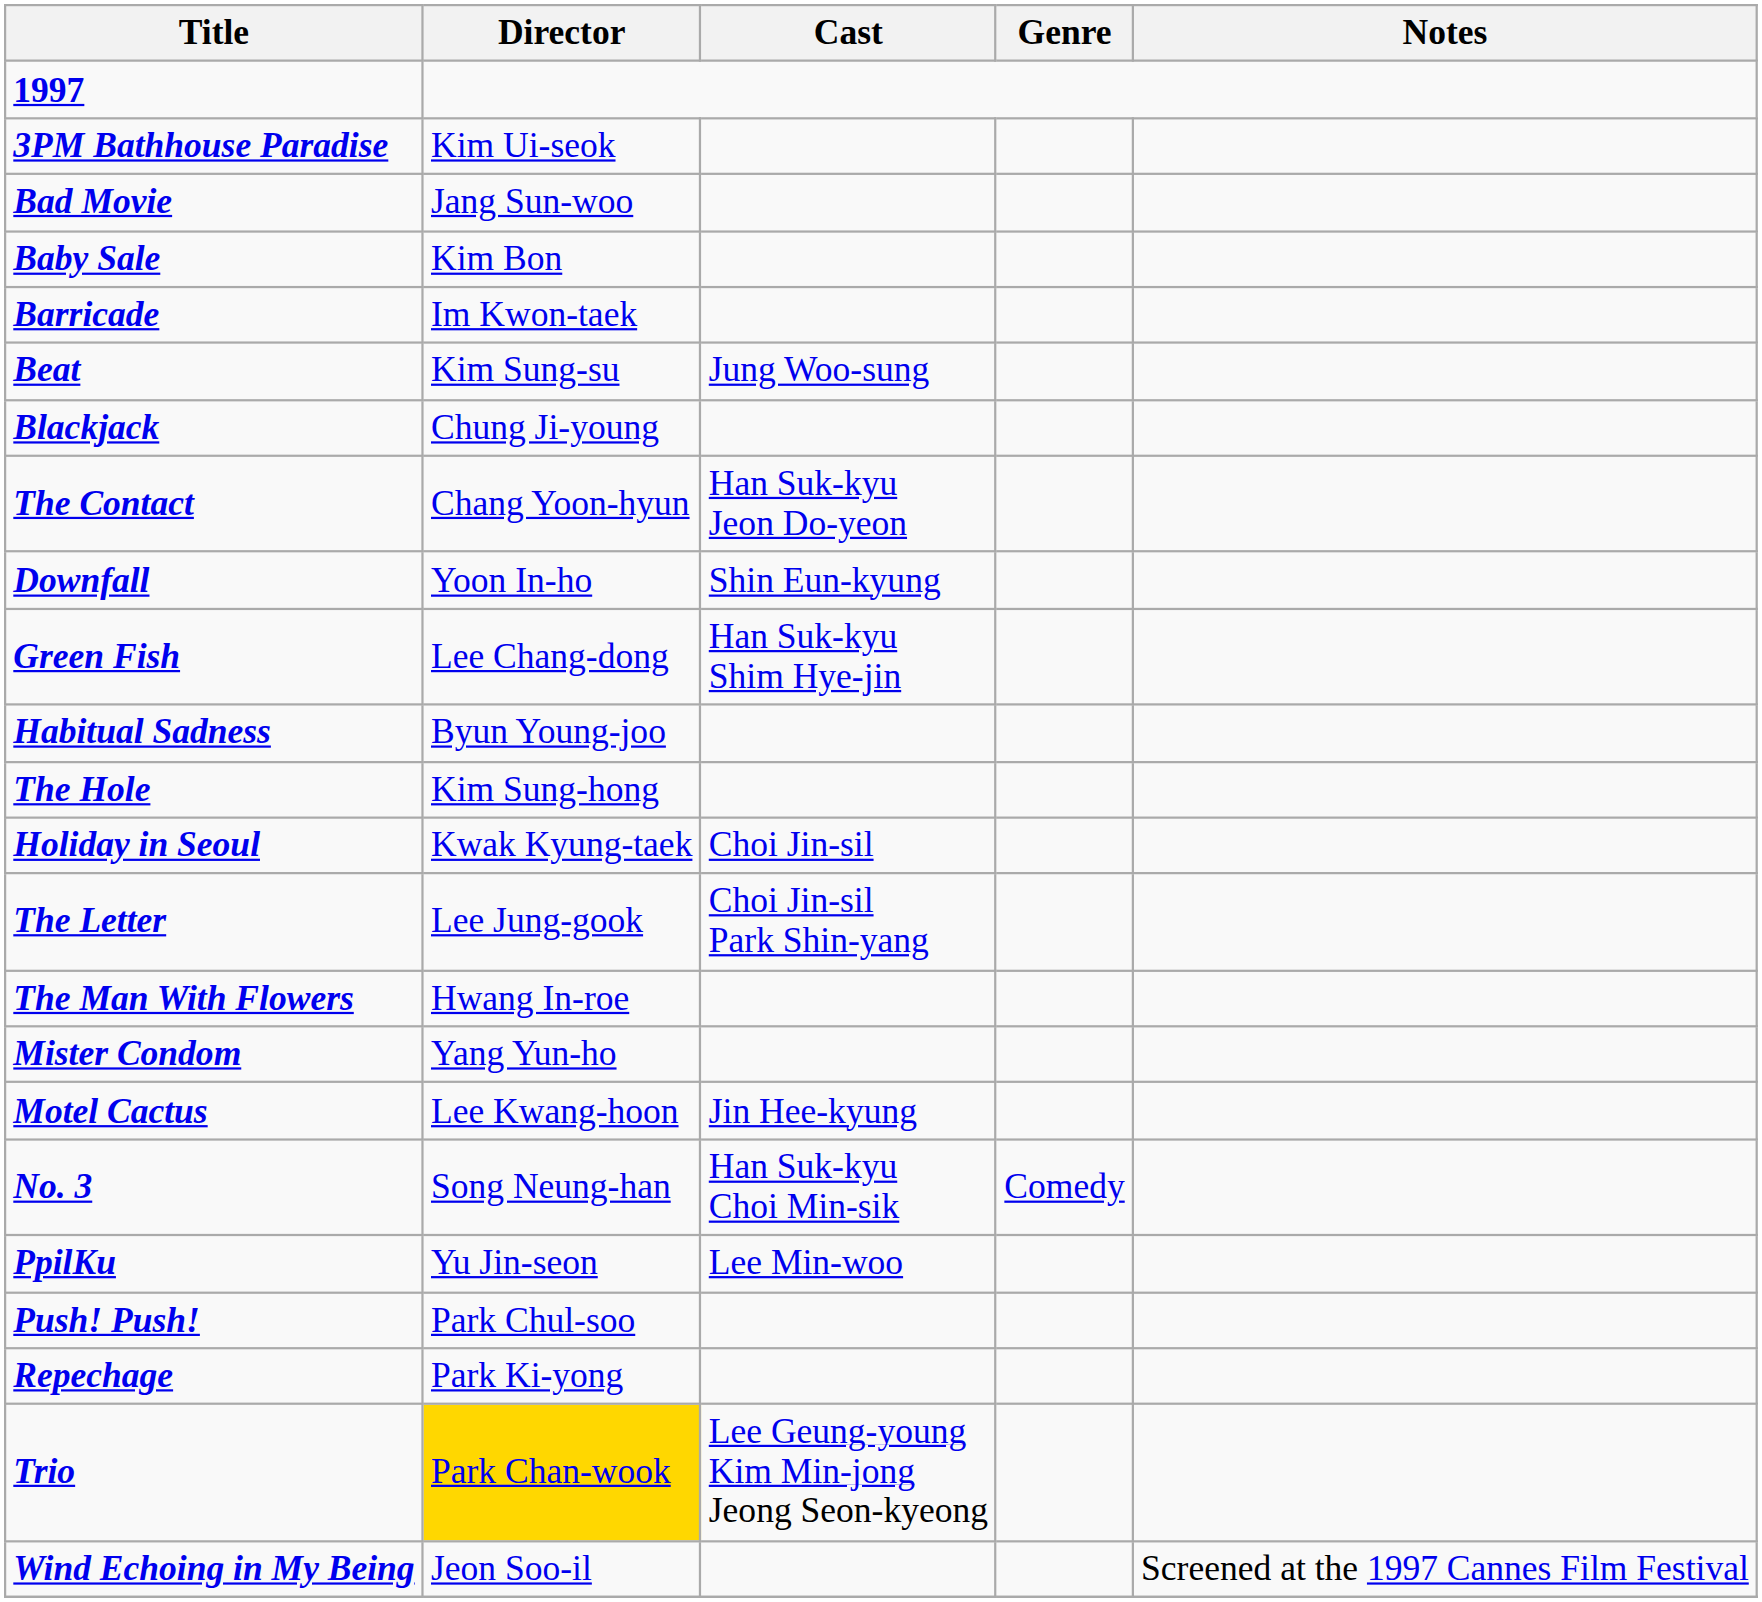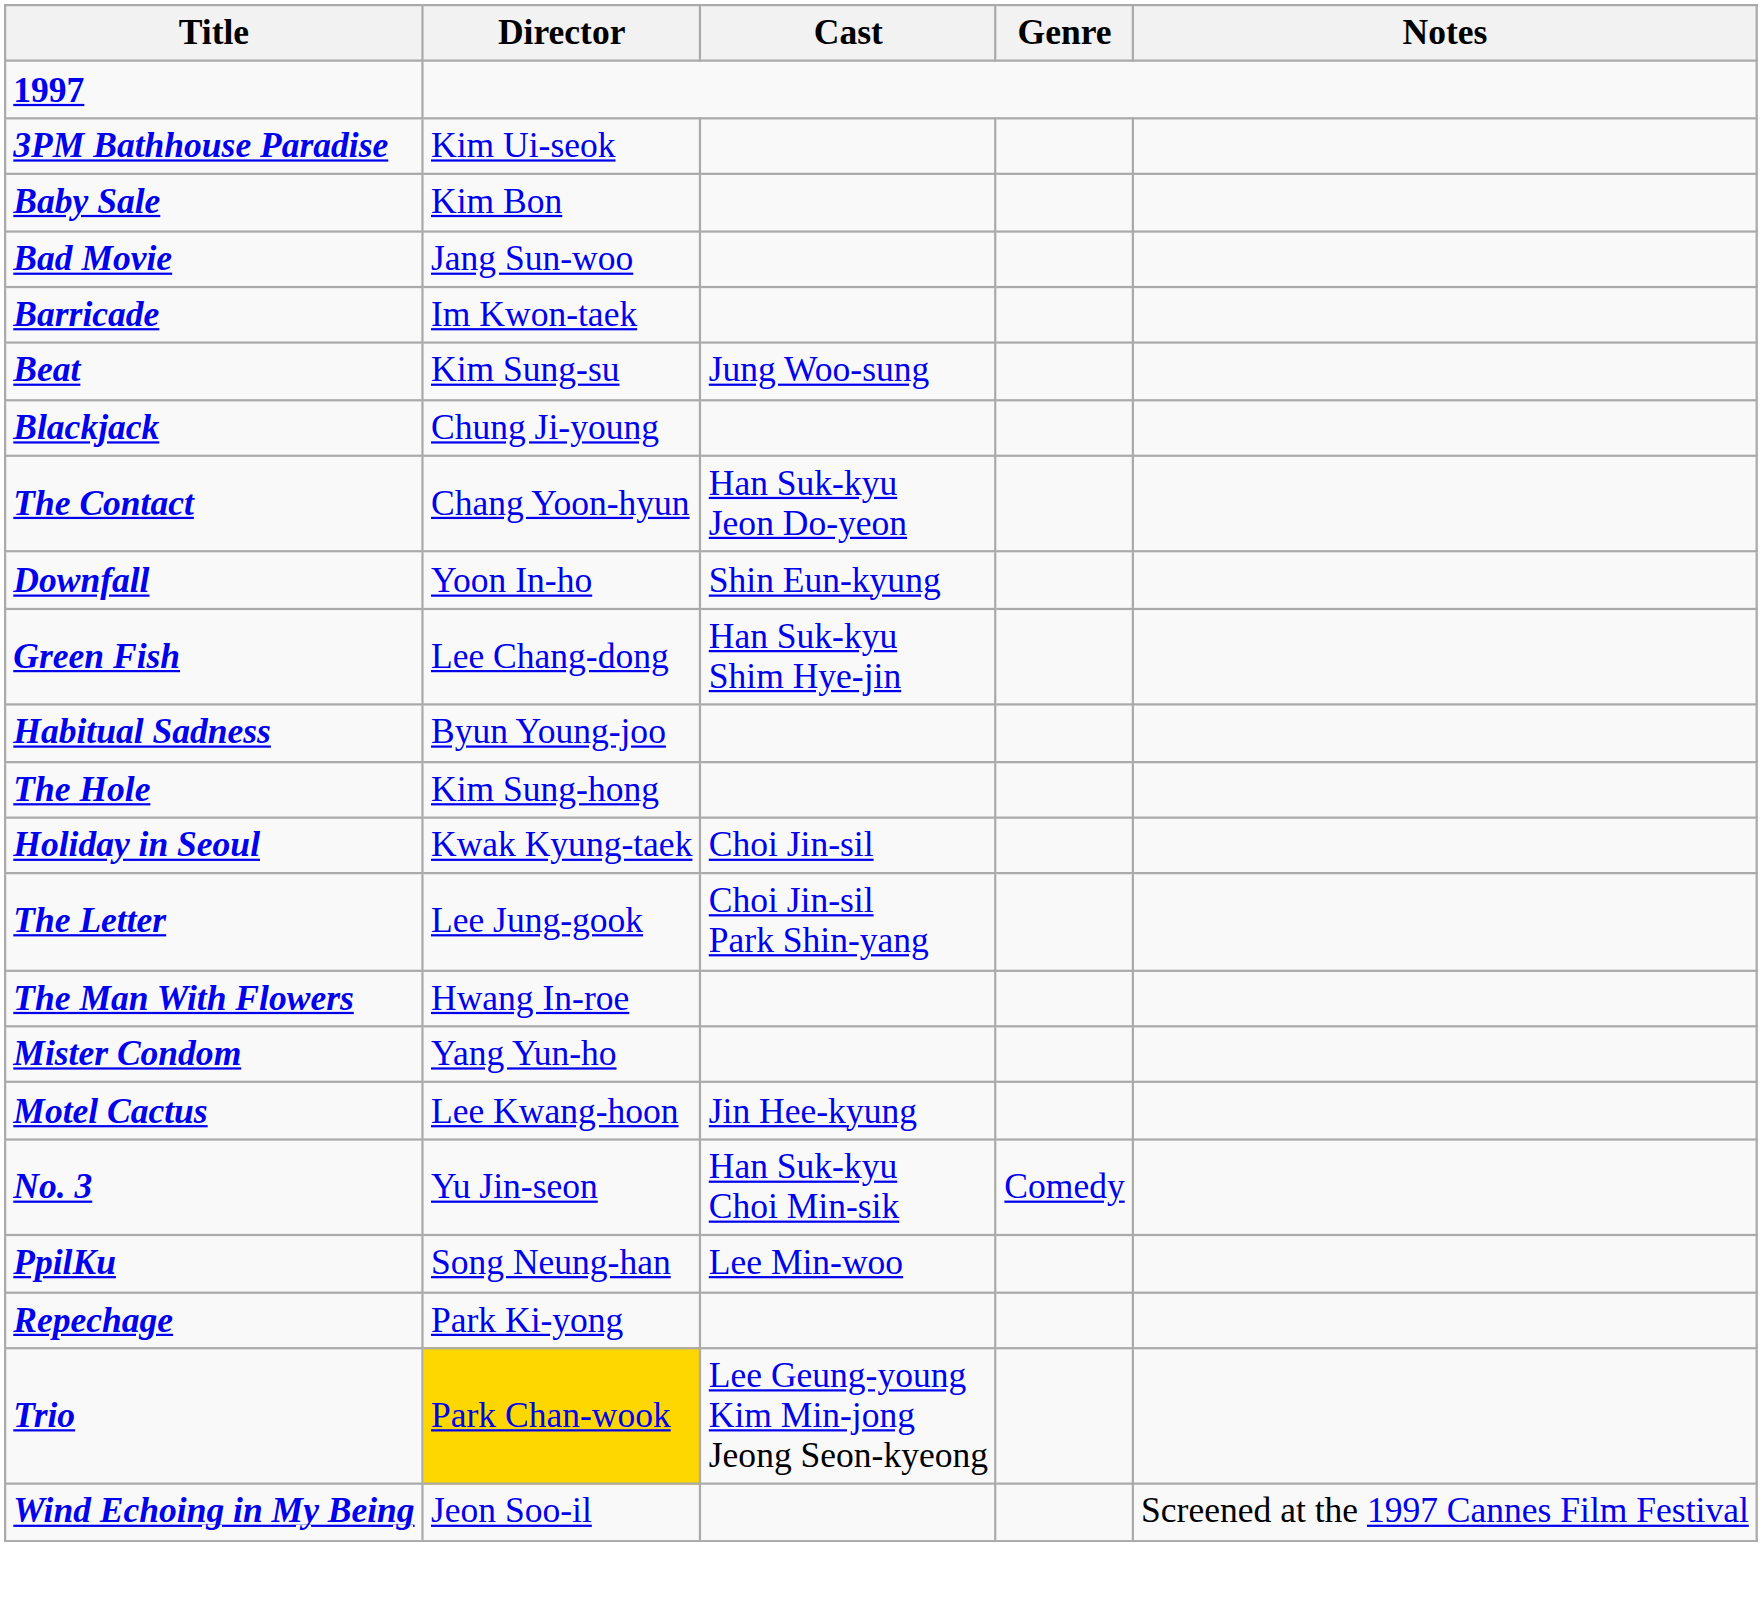rows swapped: (87, 257) <-> (93, 201)
(551, 1186) Song Neung-han -> (514, 1186) Yu Jin-seon
(514, 1262) Yu Jin-seon -> (551, 1262) Song Neung-han
- row: (107, 1319)
